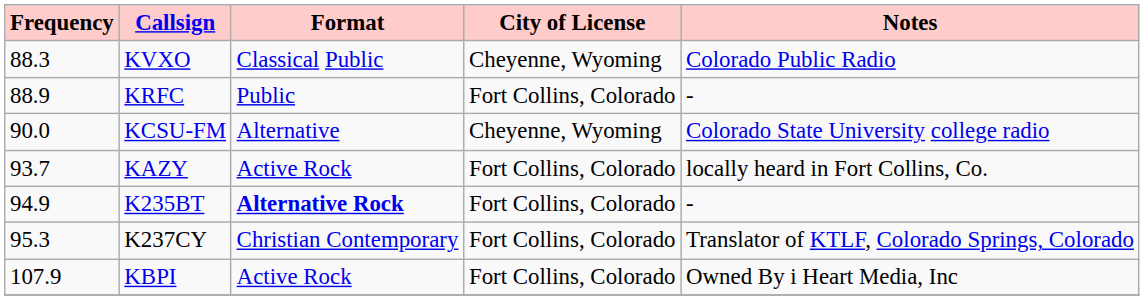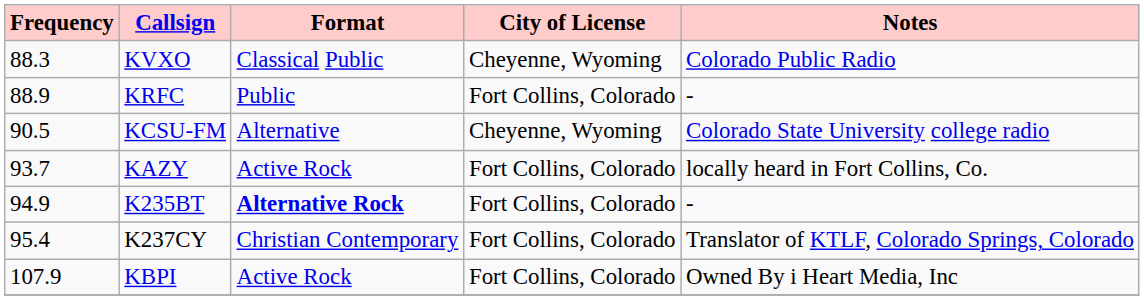(30, 131) 90.0 -> (30, 131) 90.5
(30, 240) 95.3 -> (30, 240) 95.4
